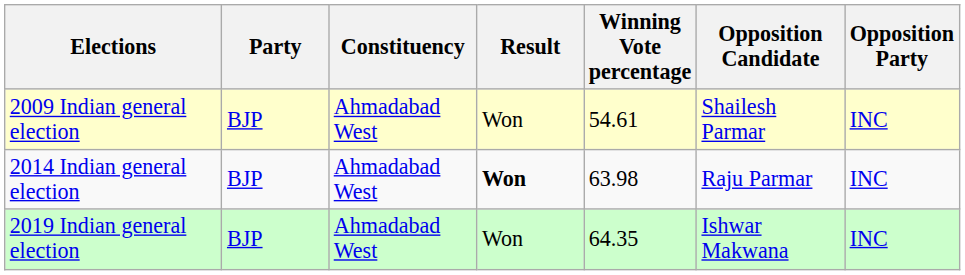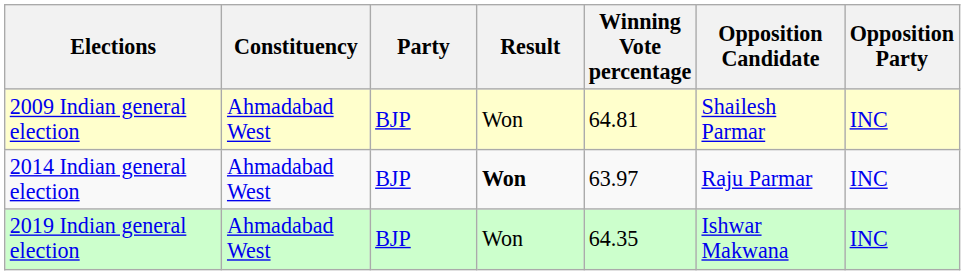columns swapped: (403, 46) <-> (275, 46)
(614, 119) 54.61 -> (614, 119) 64.81
(614, 178) 63.98 -> (614, 178) 63.97
